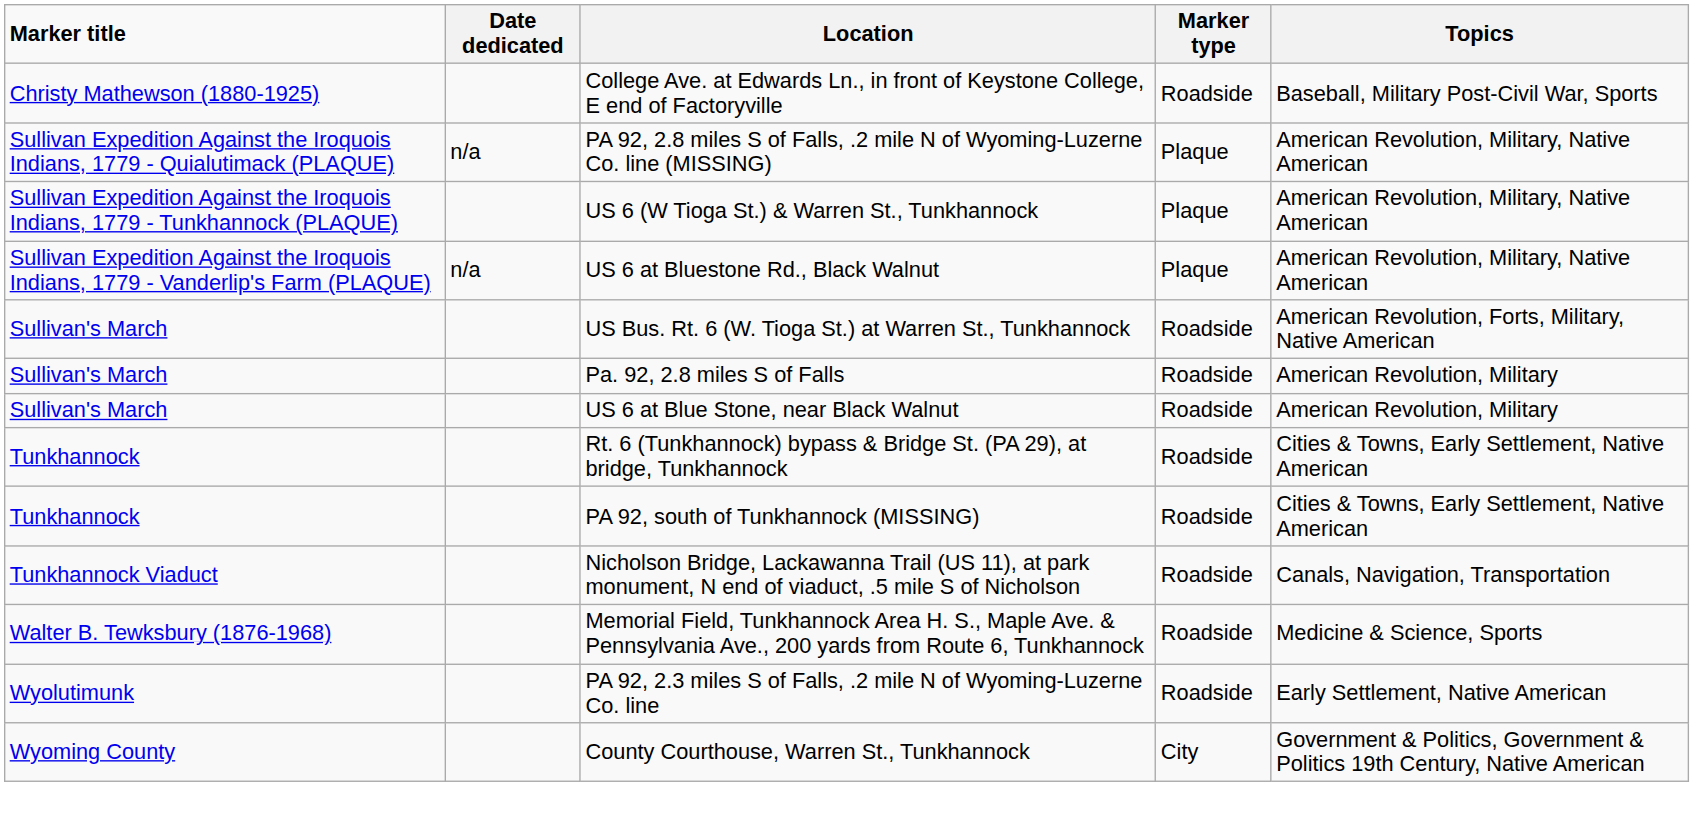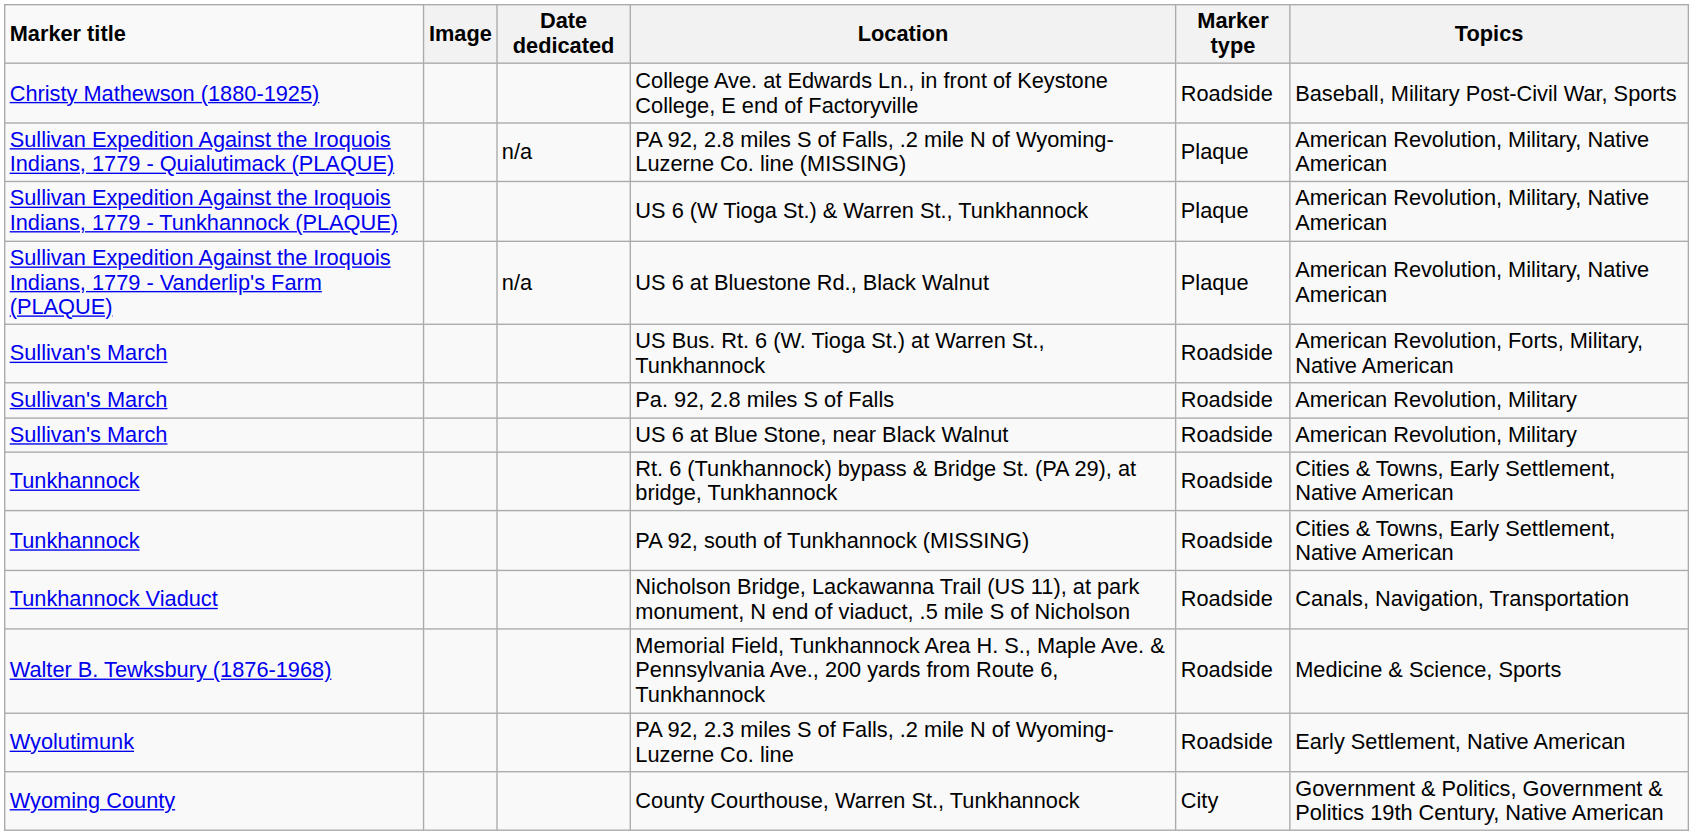+ column: (460, 33)
